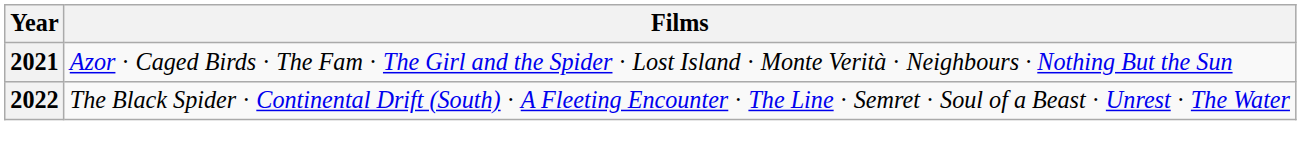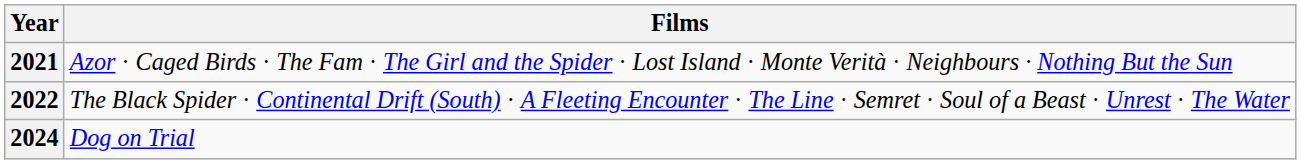+ row: (34, 138)
